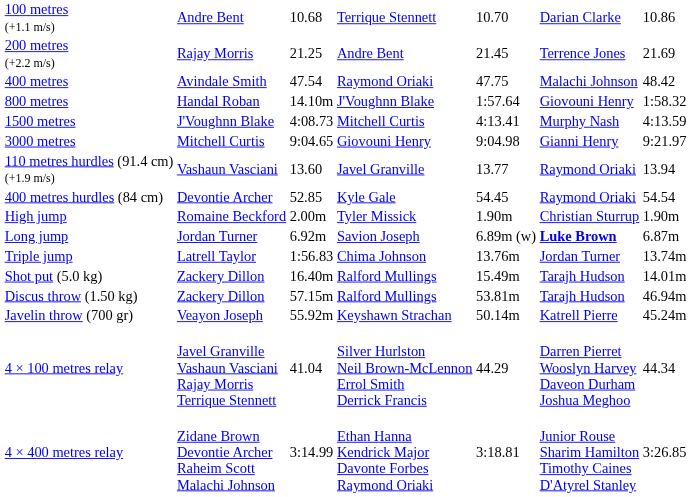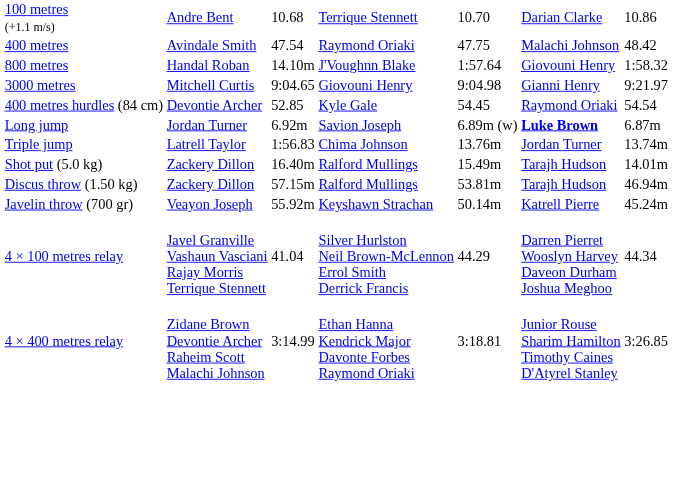- row: (36, 53)
- row: (40, 121)
- row: (89, 169)
- row: (36, 216)
